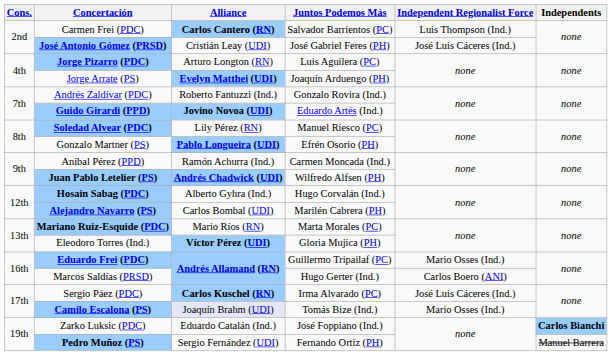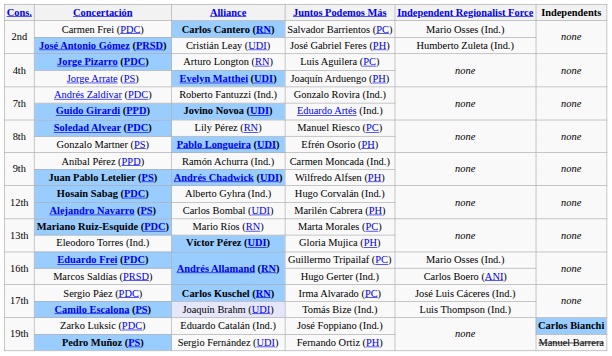(465, 29) Luis Thompson (Ind.) -> (465, 29) Mario Osses (Ind.)
(465, 45) José Luis Cáceres (Ind.) -> (465, 45) Humberto Zuleta (Ind.)
(465, 309) Mario Osses (Ind.) -> (465, 309) Luis Thompson (Ind.)
